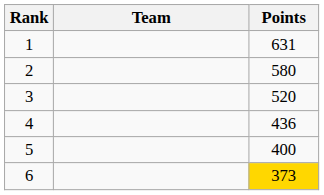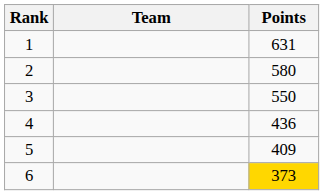(284, 96) 520 -> (284, 96) 550
(284, 149) 400 -> (284, 149) 409
